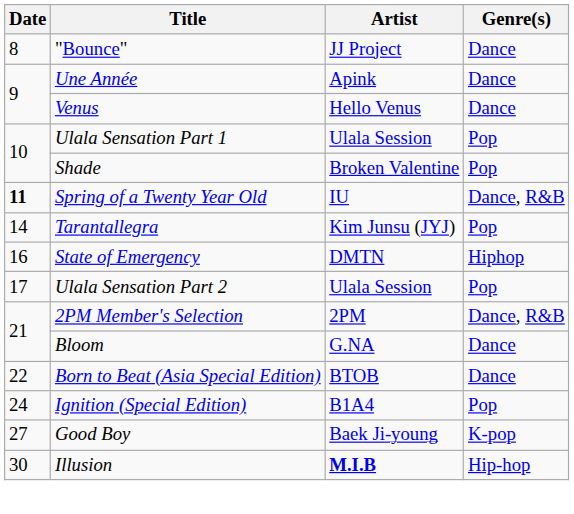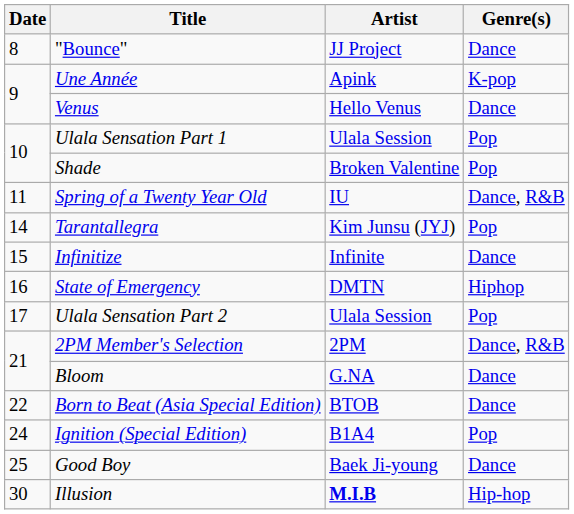(492, 78) Dance -> (492, 78) K-pop
(18, 197) bold -> (18, 197) normal
+ row: (88, 256)
(18, 434) 27 -> (18, 464) 25
(492, 434) K-pop -> (492, 464) Dance
